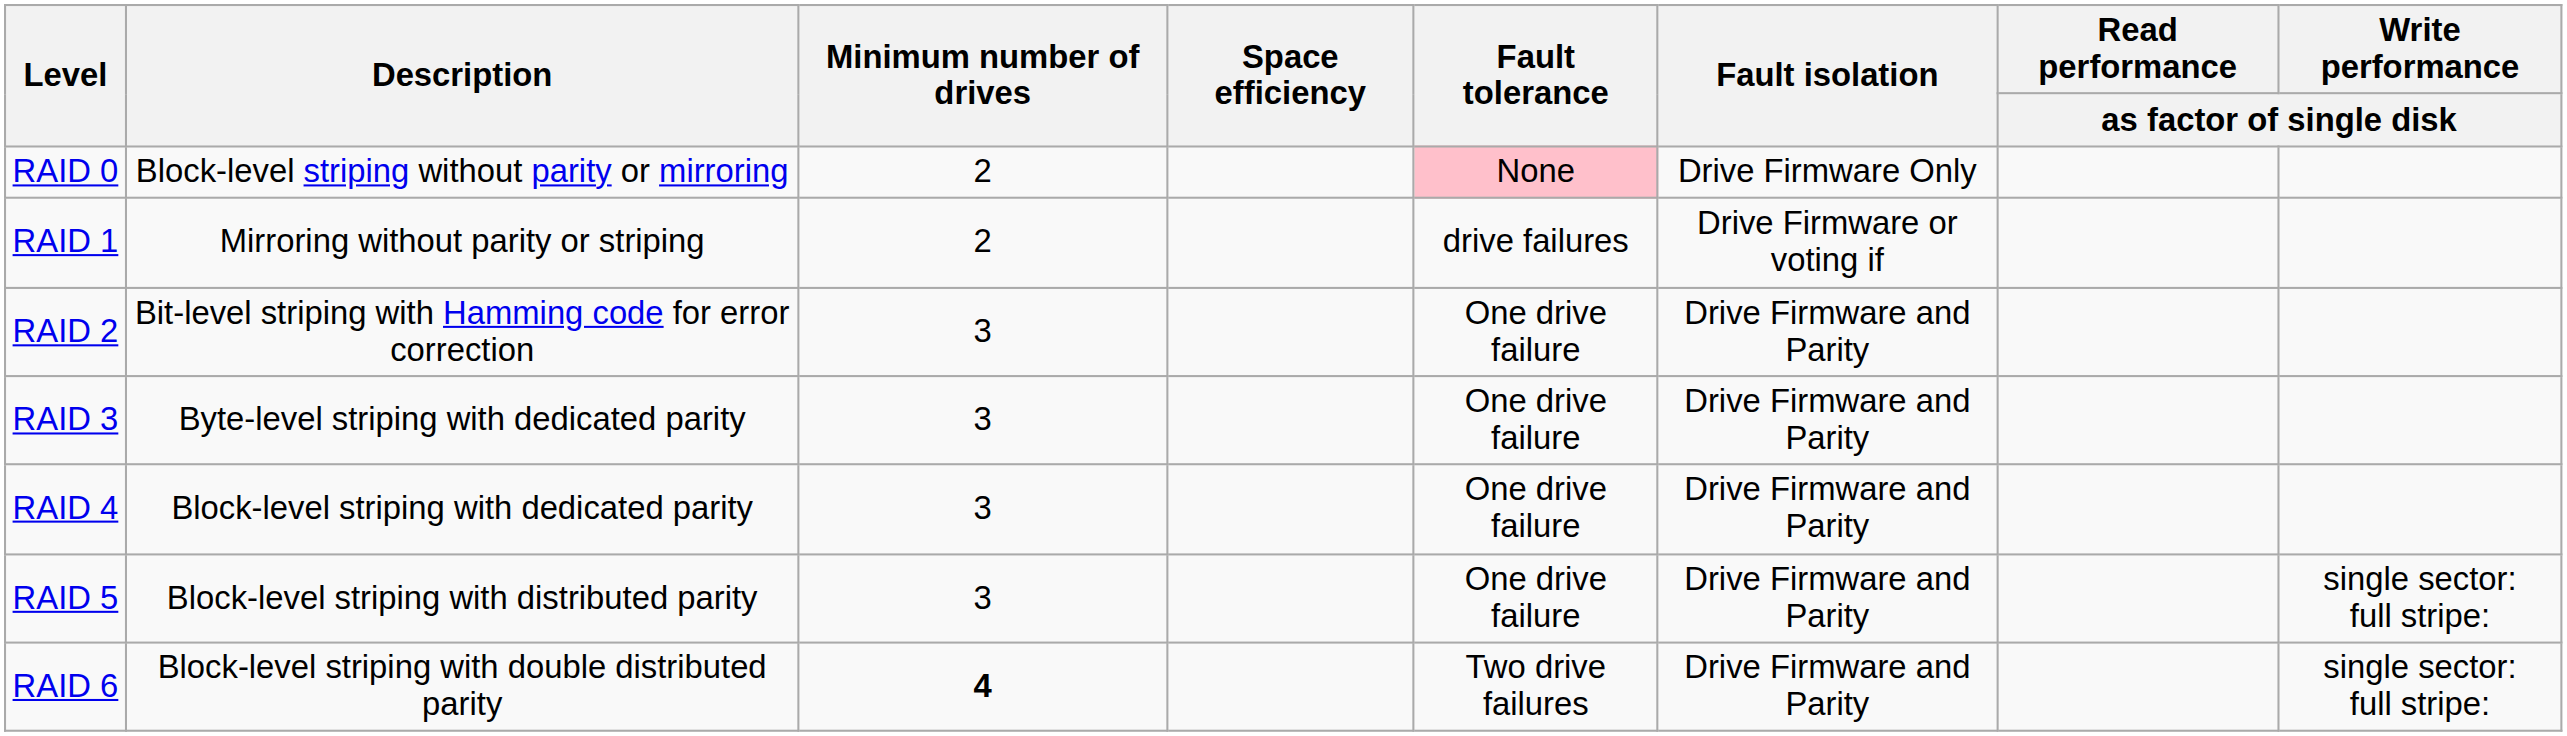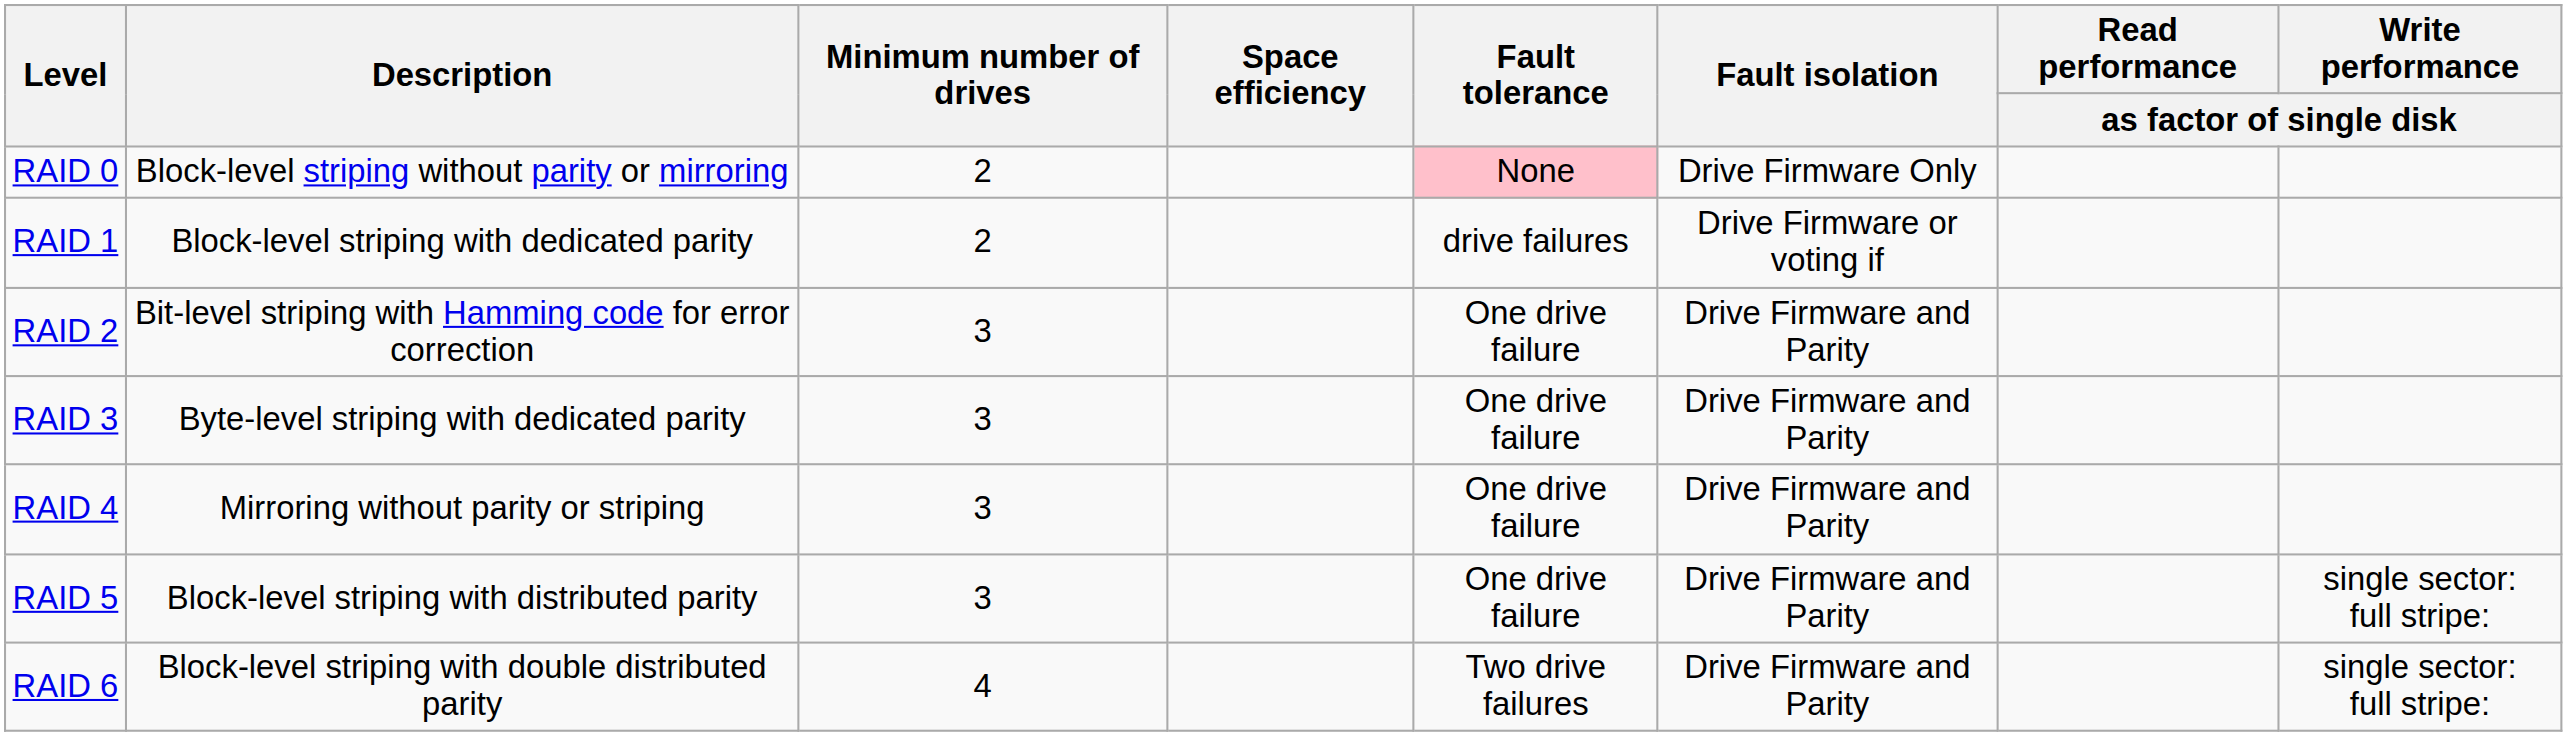(462, 241) Mirroring without parity or striping -> (462, 241) Block-level striping with dedicated parity
(462, 508) Block-level striping with dedicated parity -> (462, 508) Mirroring without parity or striping
(983, 686) bold -> (983, 686) normal
